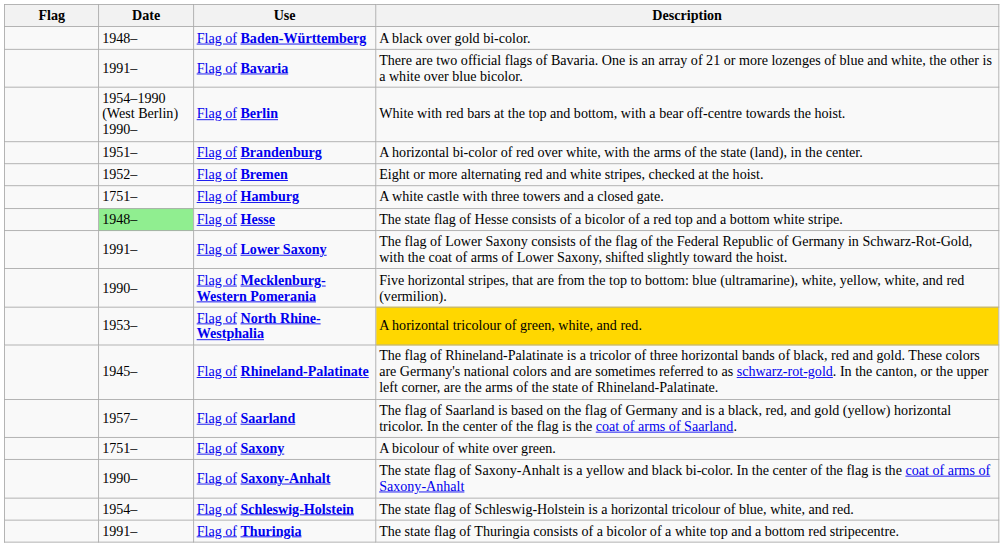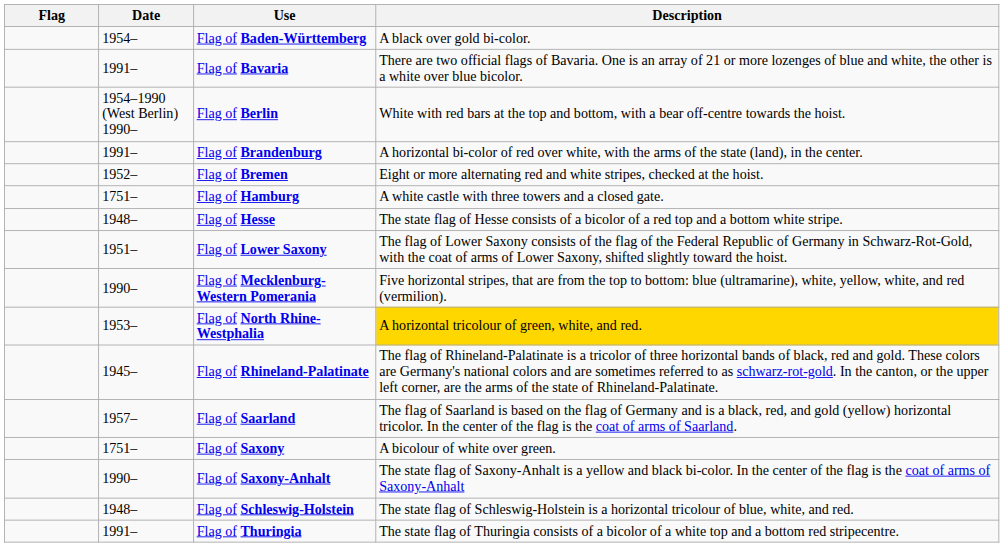(120, 37) 1948– -> (120, 37) 1954–
(120, 152) 1951– -> (120, 152) 1991–
(120, 219) lightgreen background -> (120, 219) no background
(120, 249) 1991– -> (120, 249) 1951–
(120, 509) 1954– -> (120, 509) 1948–
